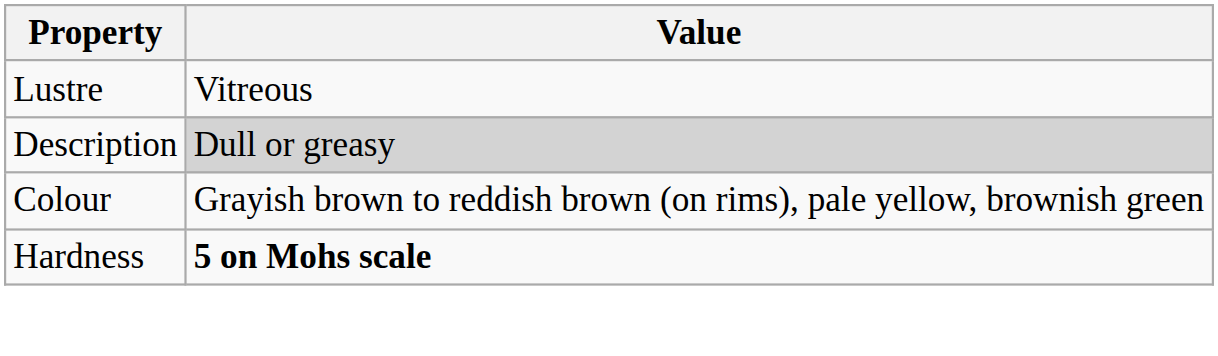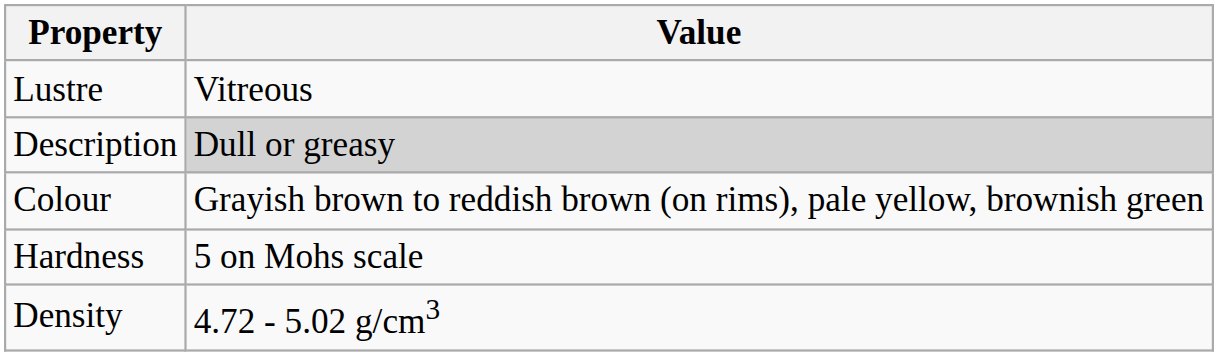(312, 255) bold -> (309, 255) normal
+ row: (68, 316)
